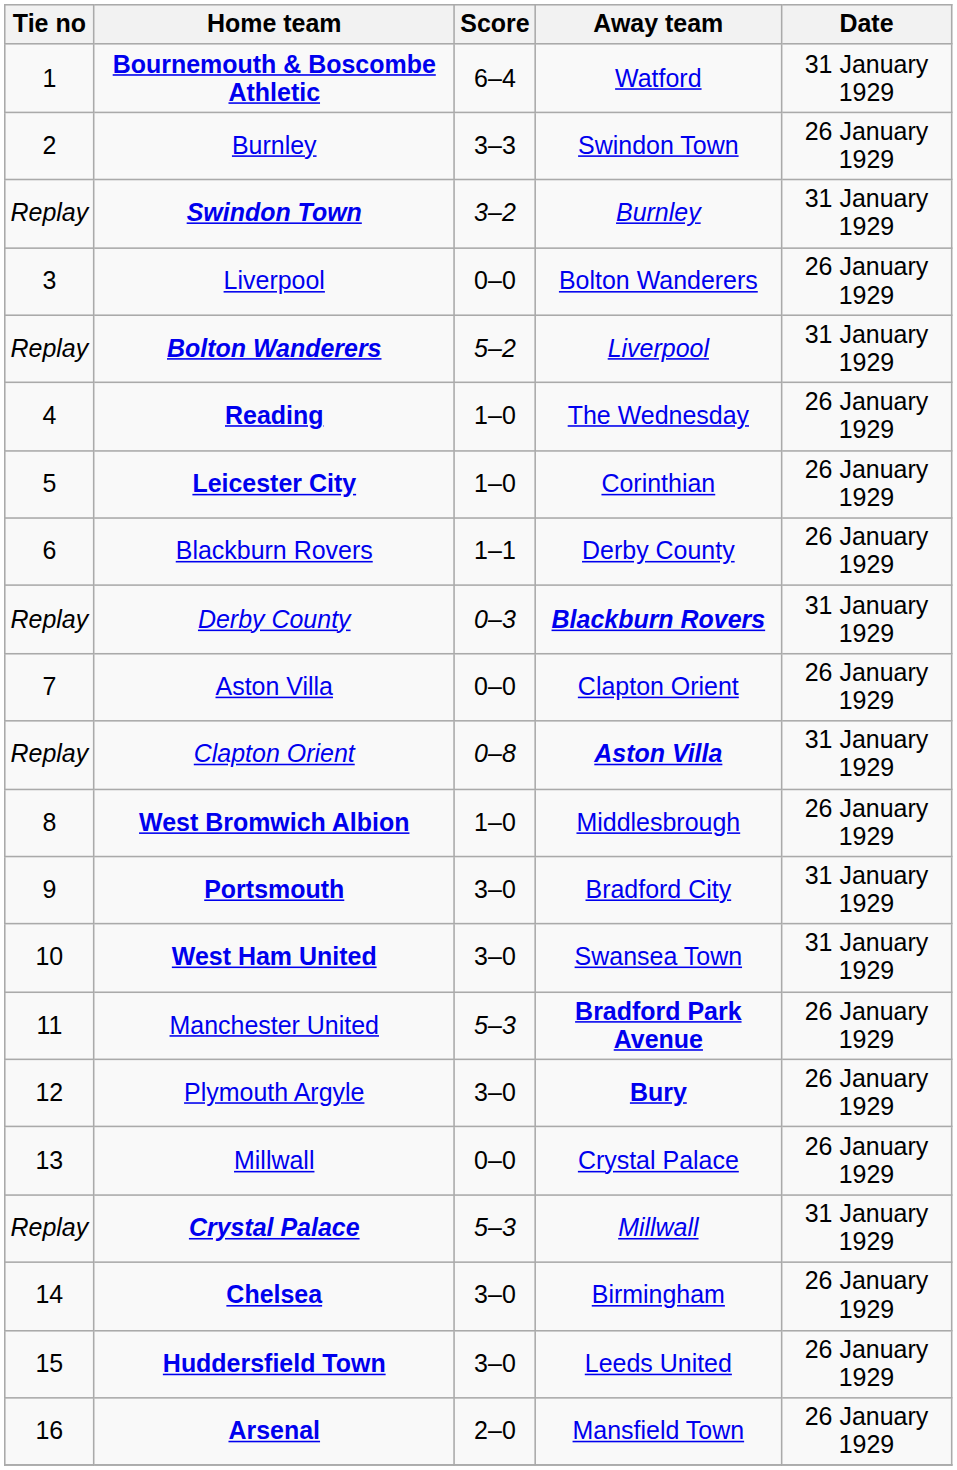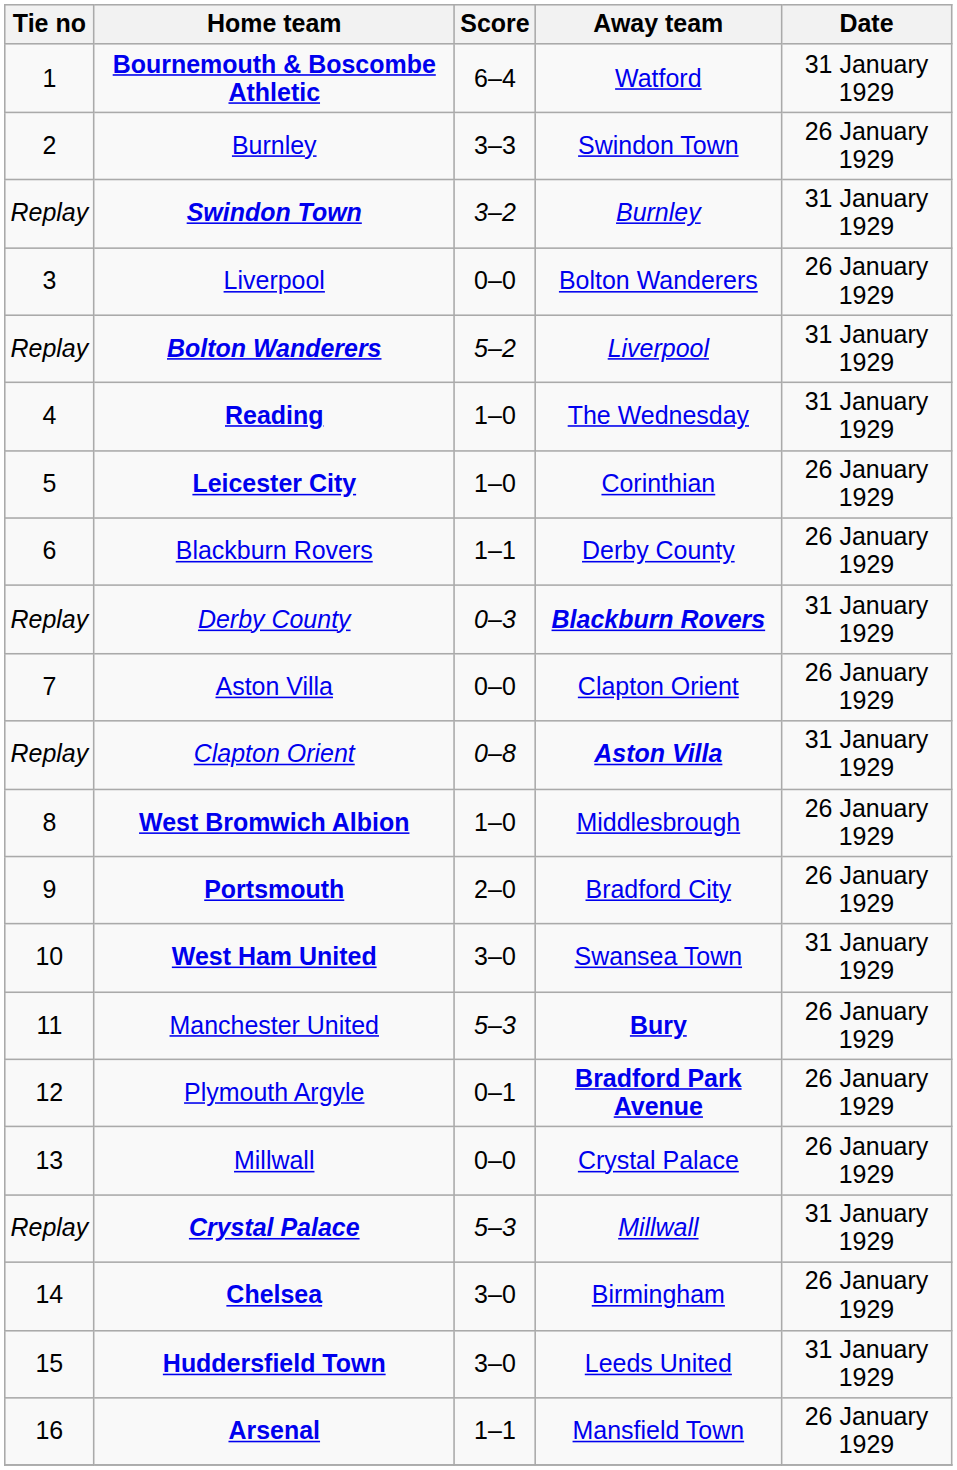(866, 416) 26 January 1929 -> (866, 416) 31 January 1929
(495, 889) 3–0 -> (495, 889) 2–0
(866, 889) 31 January 1929 -> (866, 889) 26 January 1929
(658, 1025) Bradford Park Avenue -> (658, 1025) Bury
(495, 1092) 3–0 -> (495, 1092) 0–1
(658, 1092) Bury -> (658, 1092) Bradford Park Avenue
(866, 1363) 26 January 1929 -> (866, 1363) 31 January 1929
(495, 1431) 2–0 -> (495, 1431) 1–1
